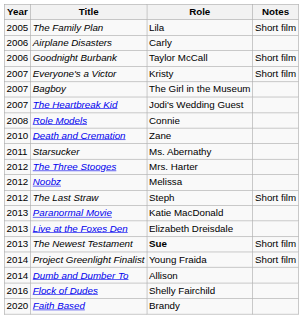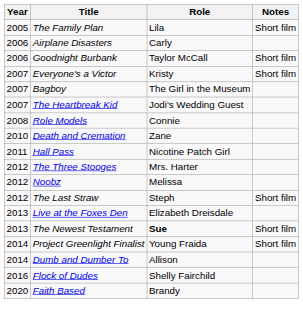+ row: (53, 151)
- row: (56, 151)
- row: (72, 213)
